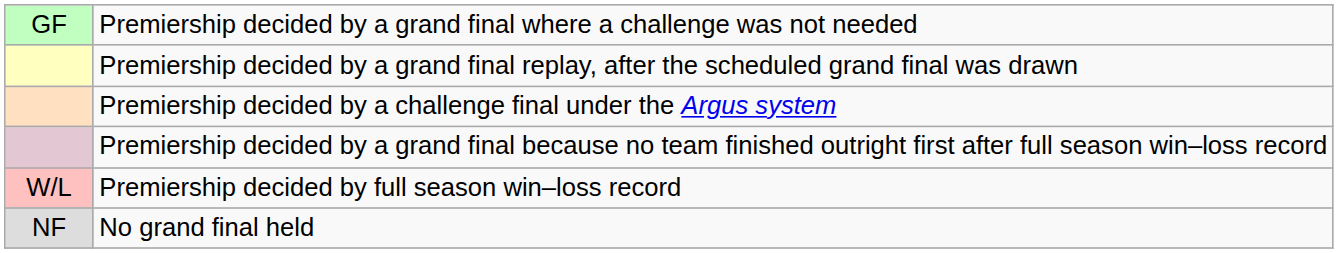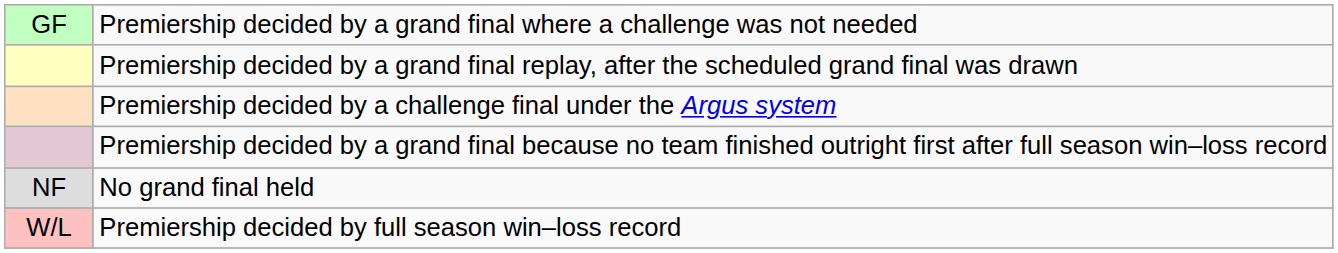rows swapped: (390, 187) <-> (207, 227)
